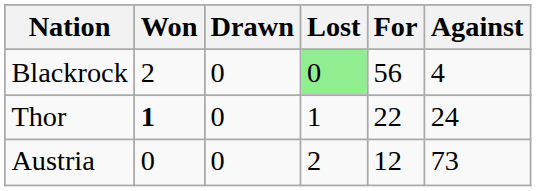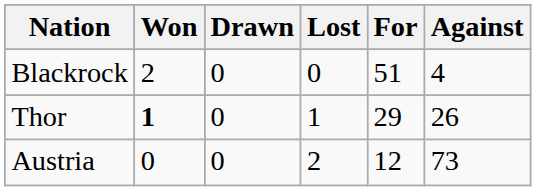(314, 71) lightgreen background -> (314, 71) no background
(388, 71) 56 -> (388, 71) 51
(388, 116) 22 -> (388, 116) 29
(445, 116) 24 -> (445, 116) 26
